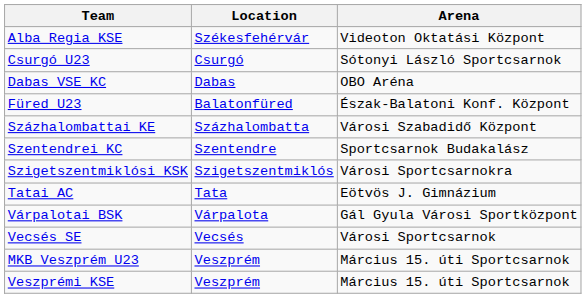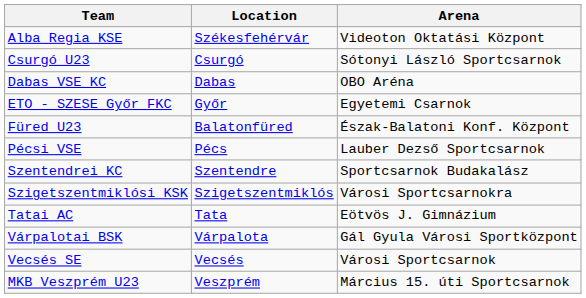+ row: (90, 105)
+ row: (45, 149)
- row: (82, 127)
- row: (61, 283)
